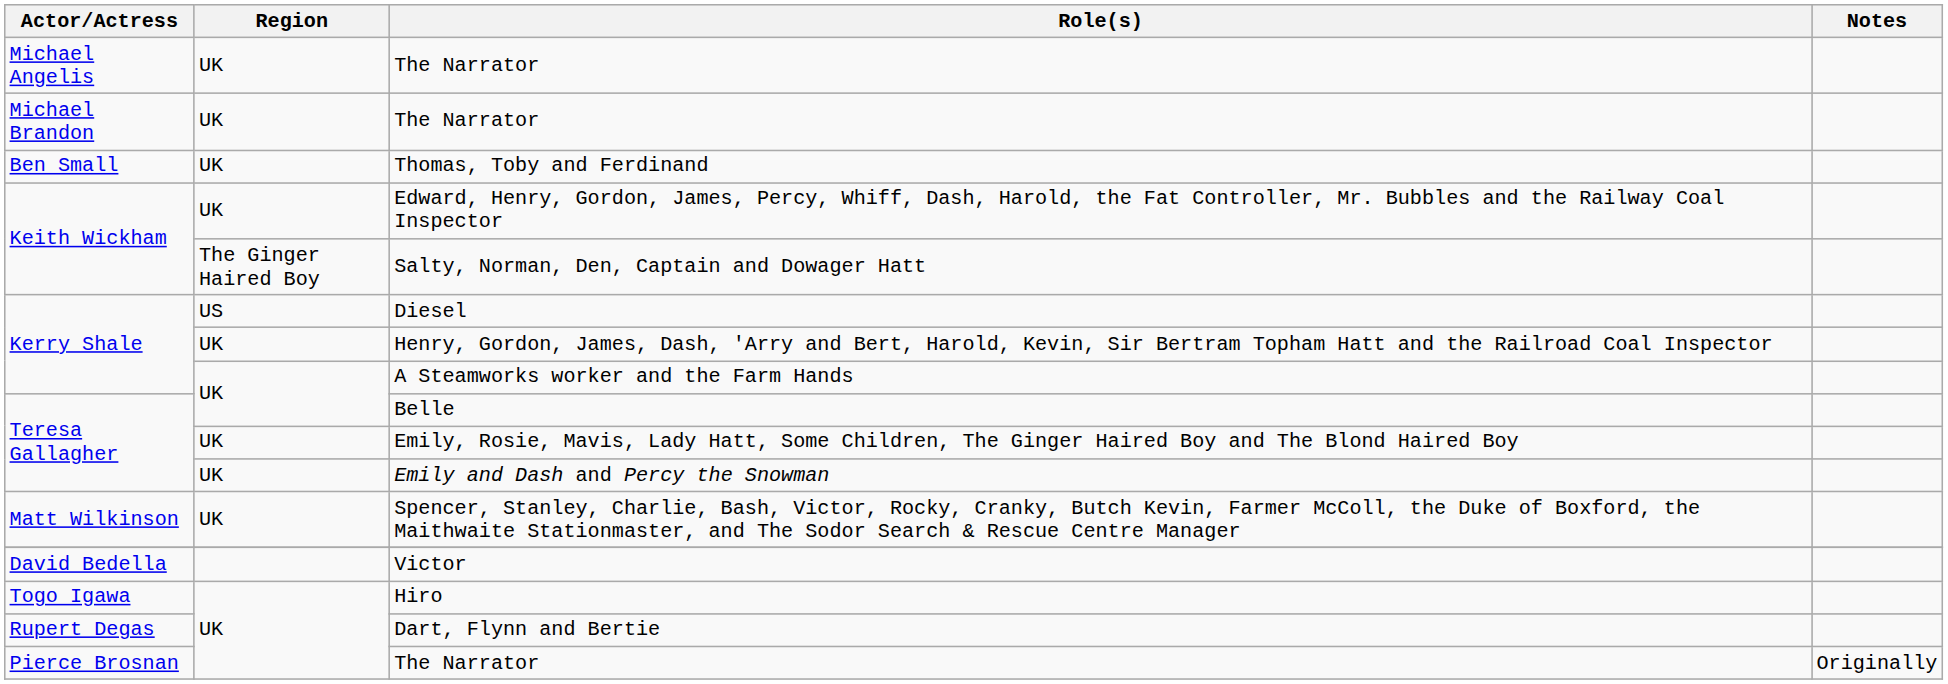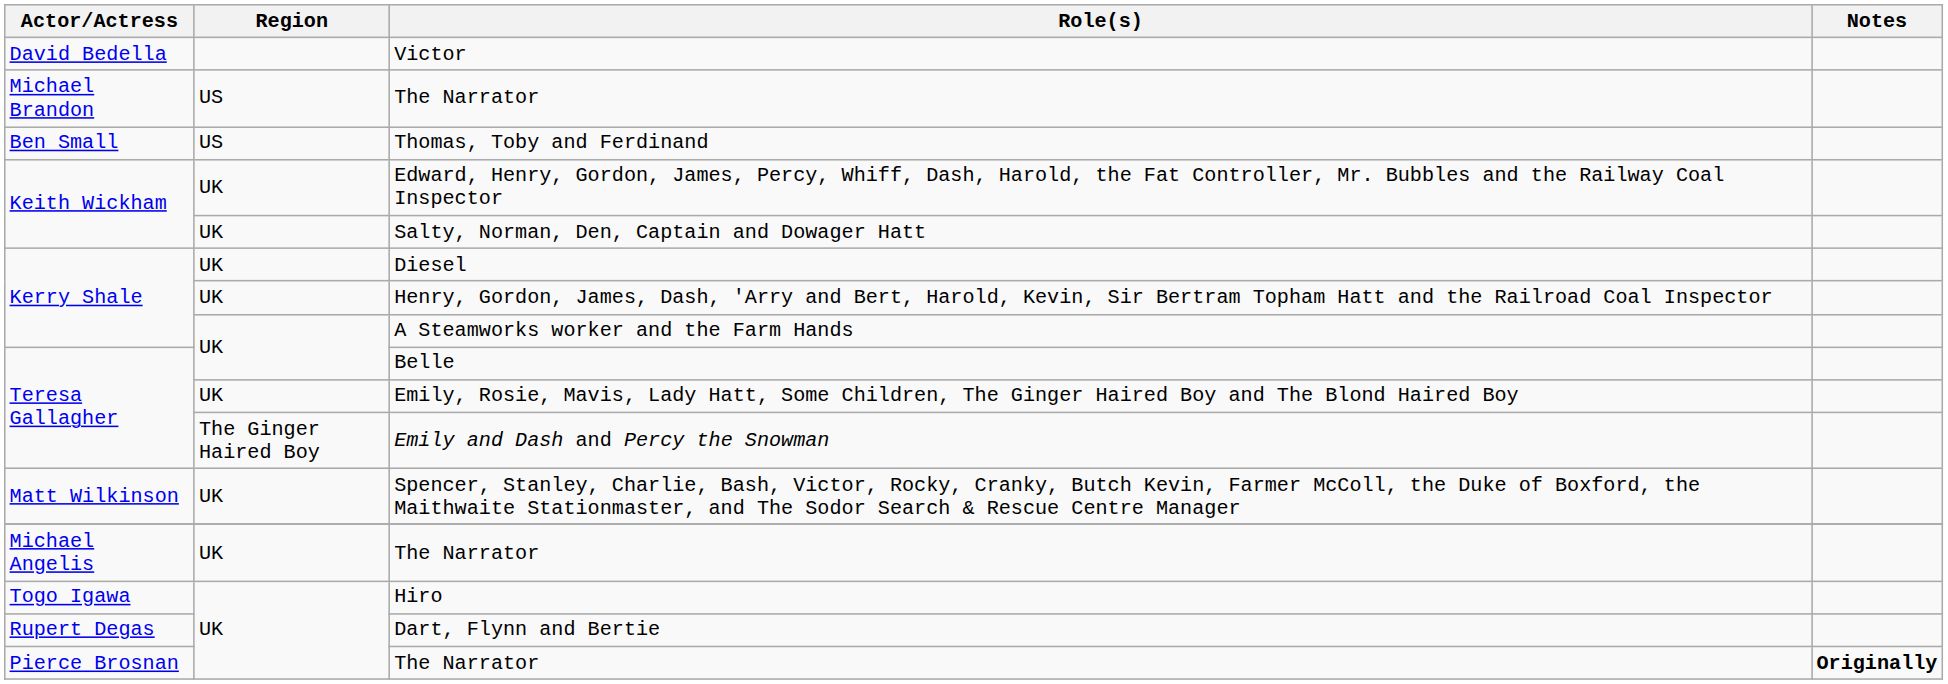rows swapped: (52, 66) <-> (88, 564)
(211, 122) UK -> (211, 99) US
(211, 166) UK -> (211, 143) US
(259, 267) The Ginger Haired Boy -> (211, 232) UK
(211, 311) US -> (211, 265) UK
(211, 475) UK -> (259, 441) The Ginger Haired Boy
(1877, 663) normal -> (1877, 663) bold
